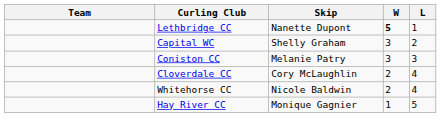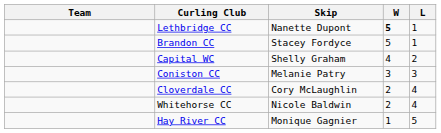+ row: (186, 43)
(388, 43) 3 -> (388, 58) 4
